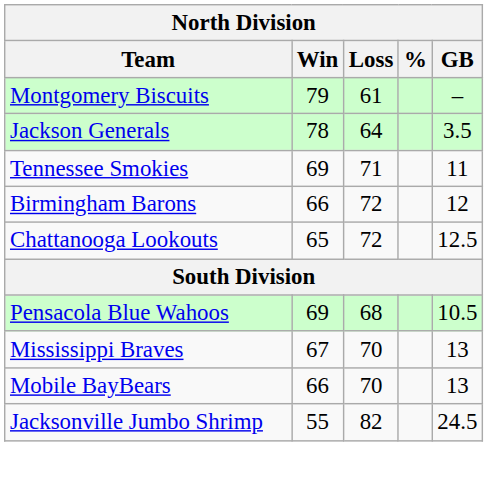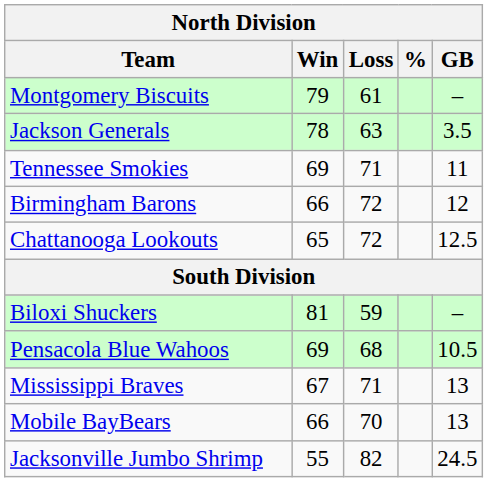(371, 131) 64 -> (371, 131) 63
+ row: (83, 312)
(371, 349) 70 -> (371, 385) 71
